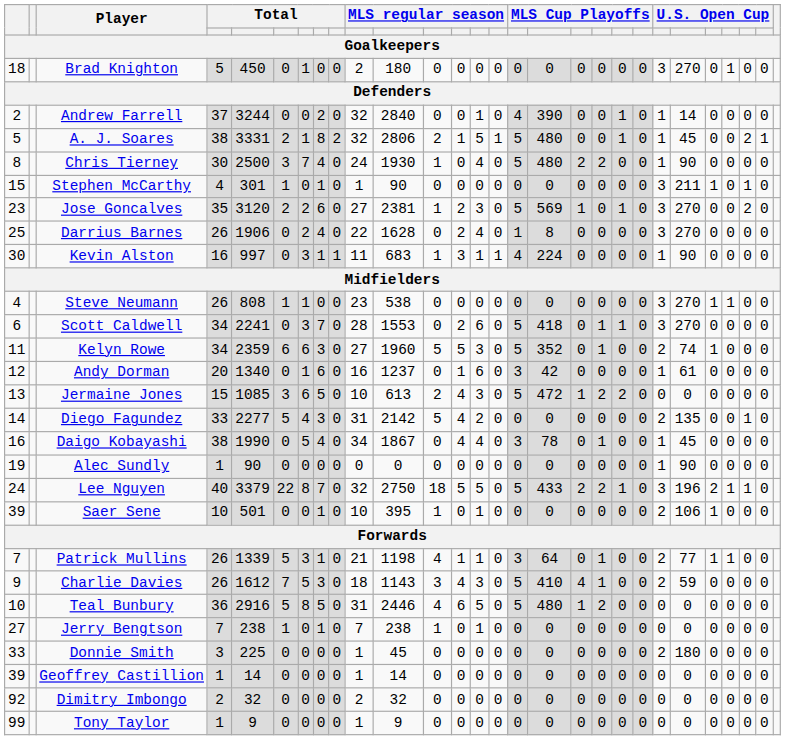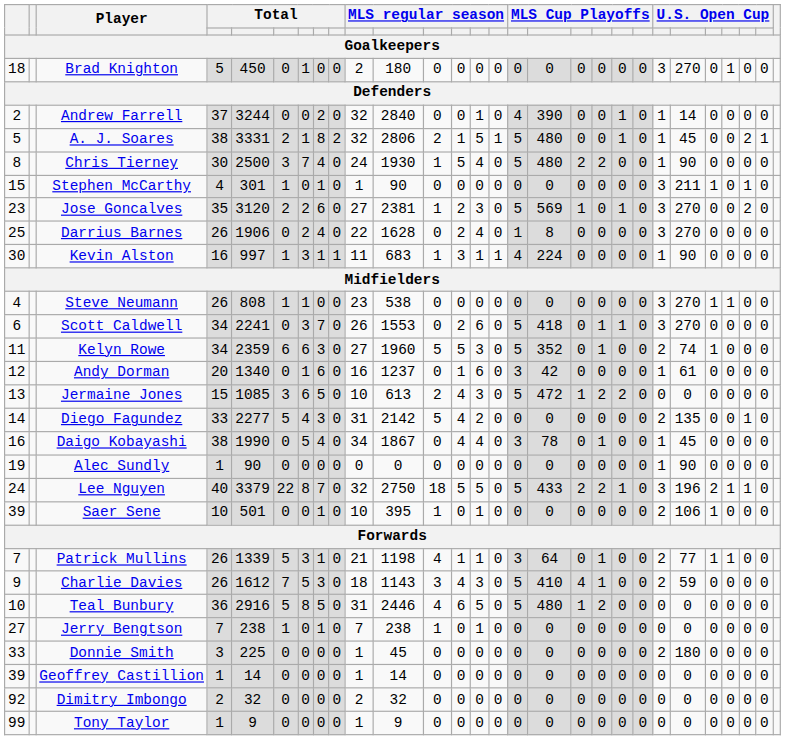(461, 164) 0 -> (461, 164) 5
(286, 257) 0 -> (286, 257) 1
(359, 327) 28 -> (359, 327) 26
